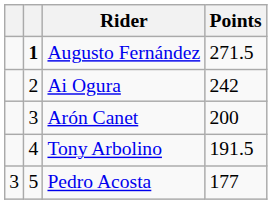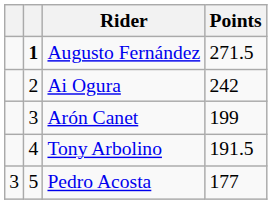(224, 117) 200 -> (224, 117) 199
